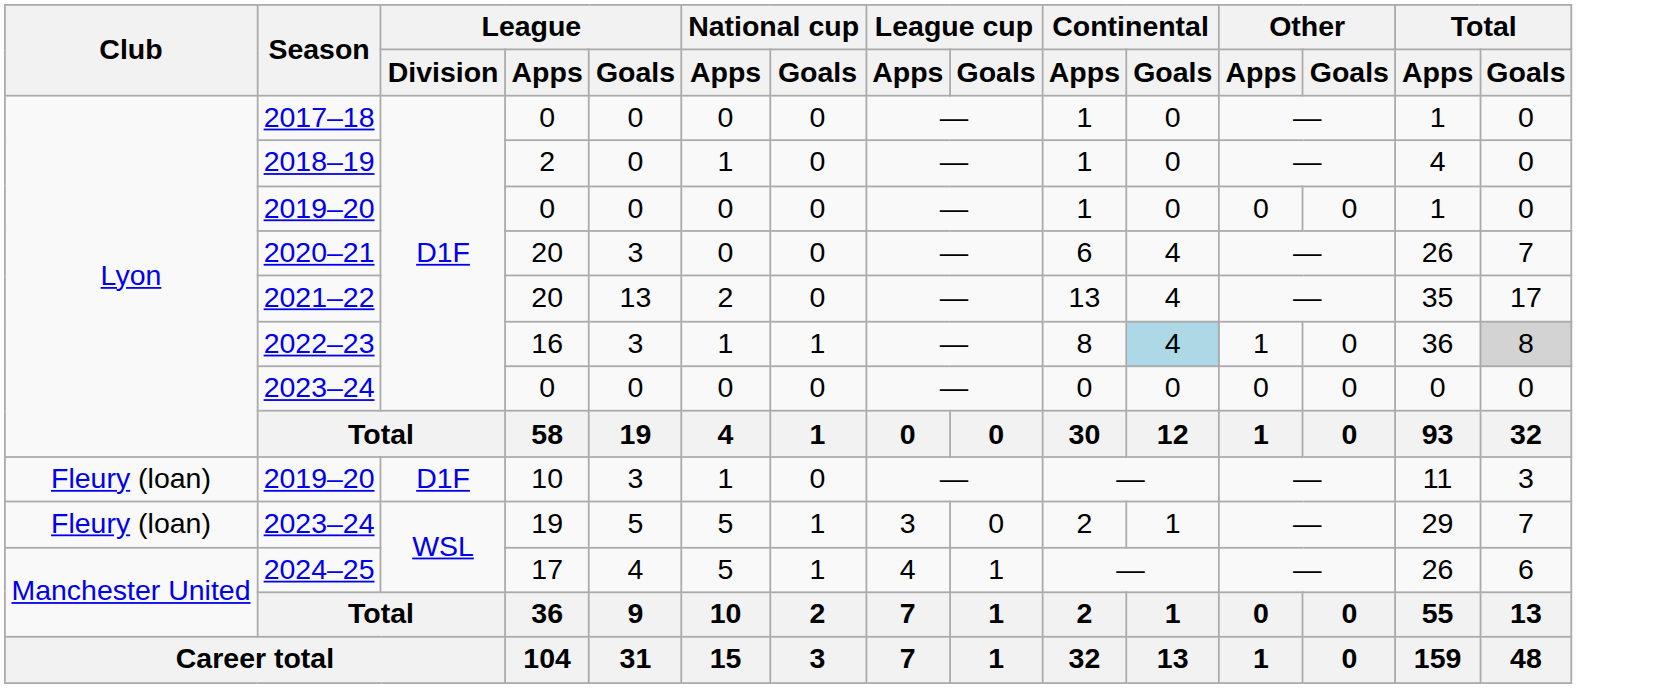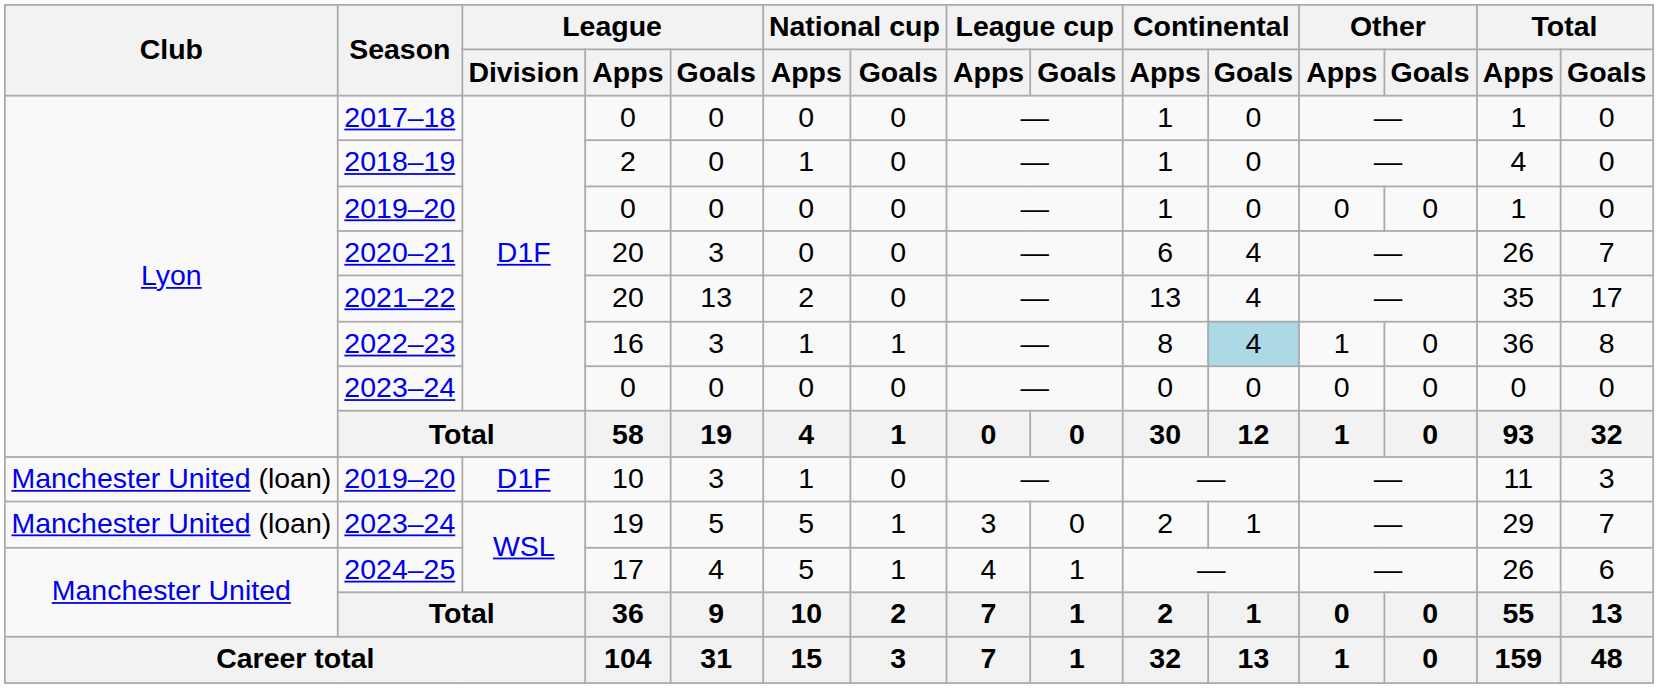(1526, 343) lightgrey background -> (1607, 343) no background
(131, 478) Fleury (loan) -> (171, 478) Manchester United (loan)
(131, 523) Fleury (loan) -> (171, 523) Manchester United (loan)
